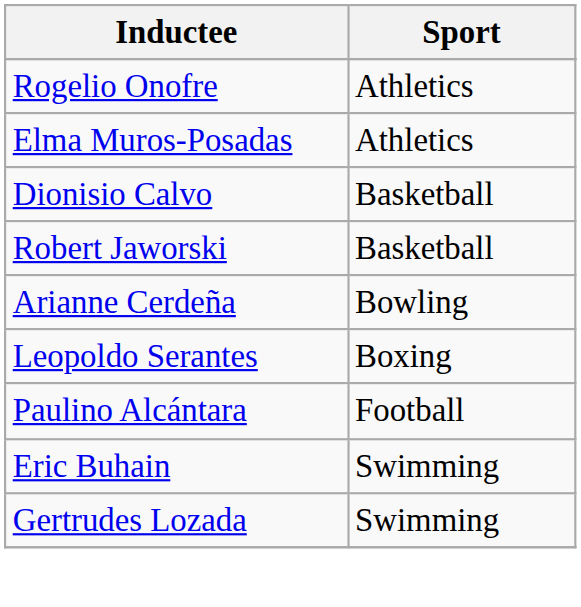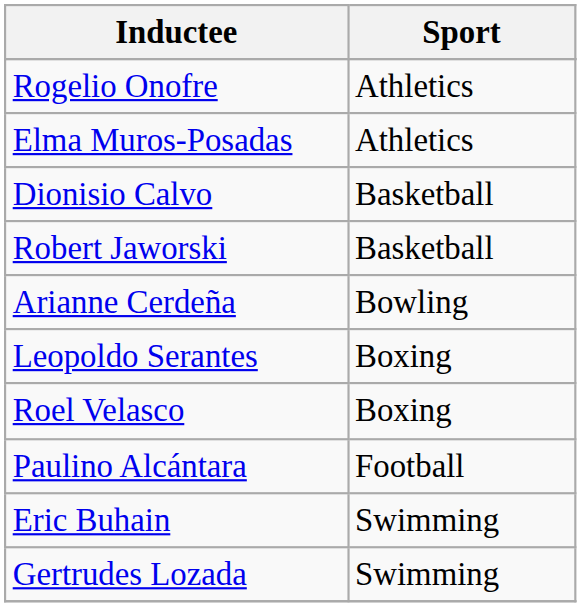+ row: (99, 410)
